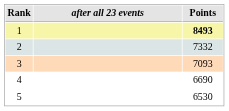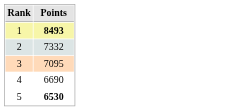- column: (108, 13)
(203, 63) 7093 -> (54, 63) 7095
(203, 97) normal -> (54, 97) bold
